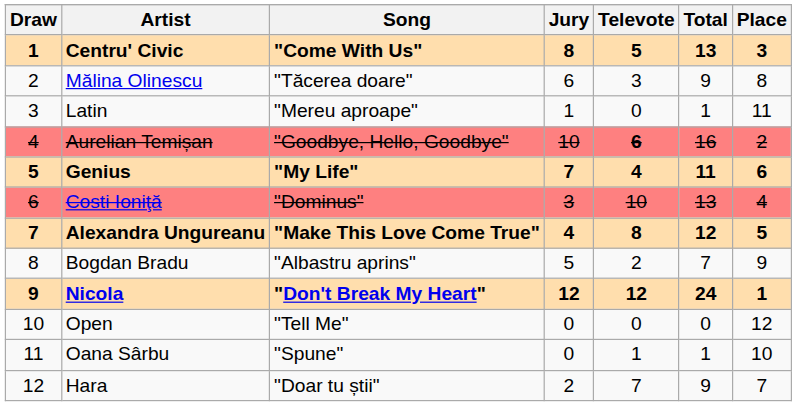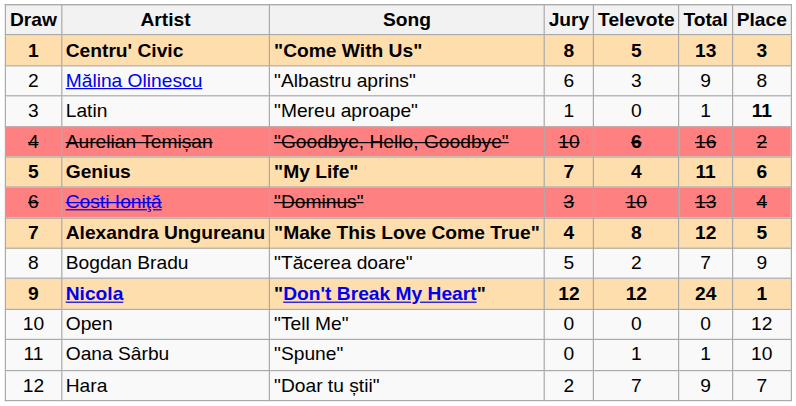(343, 80) "Tăcerea doare" -> (345, 80) "Albastru aprins"
(762, 111) normal -> (762, 111) bold
(345, 263) "Albastru aprins" -> (343, 263) "Tăcerea doare"
